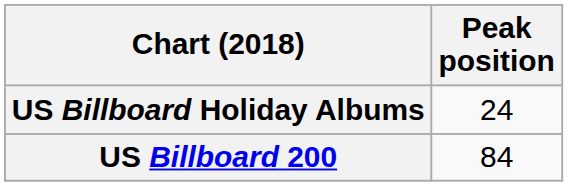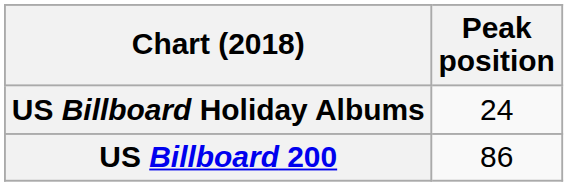(497, 156) 84 -> (497, 156) 86
